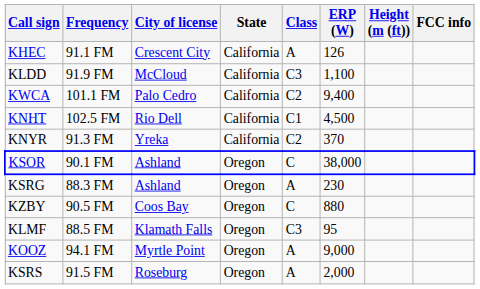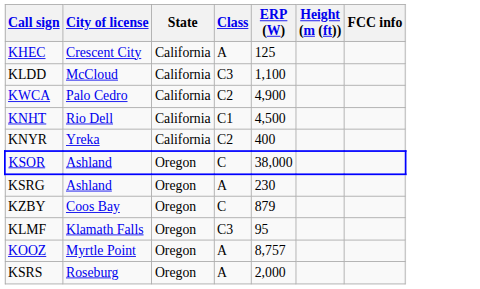- column: (97, 23)
(334, 52) 126 -> (265, 52) 125
(339, 96) 9,400 -> (270, 96) 4,900
(334, 140) 370 -> (265, 140) 400
(334, 207) 880 -> (265, 207) 879
(339, 250) 9,000 -> (270, 250) 8,757
